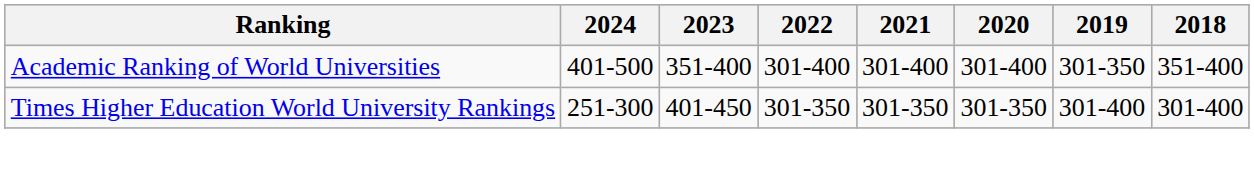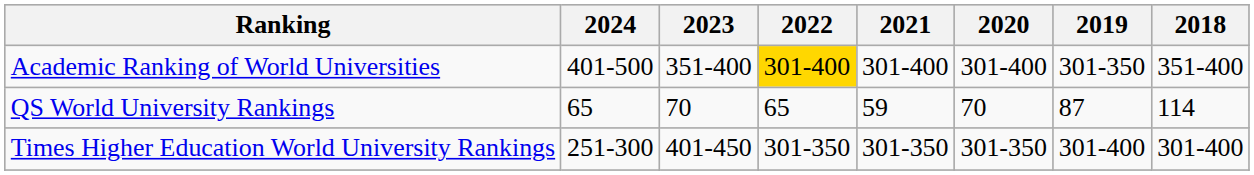(807, 66) no background -> (807, 66) gold background
+ row: (173, 107)
